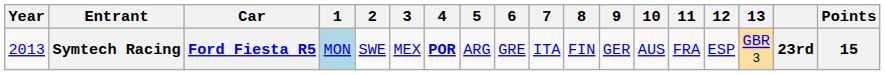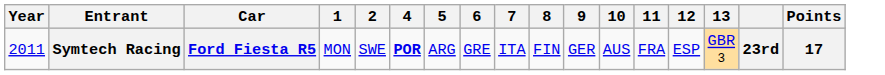- column: (407, 17)
(27, 49) 2013 -> (27, 49) 2011
(337, 49) lightblue background -> (337, 49) no background
(849, 49) 15 -> (814, 49) 17
